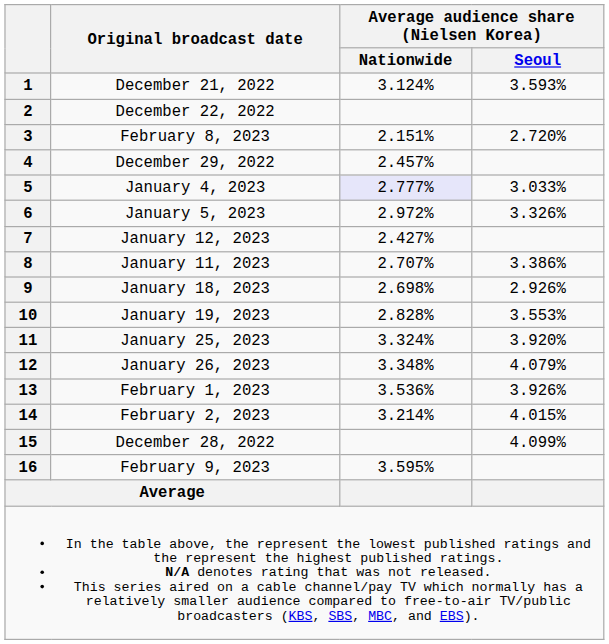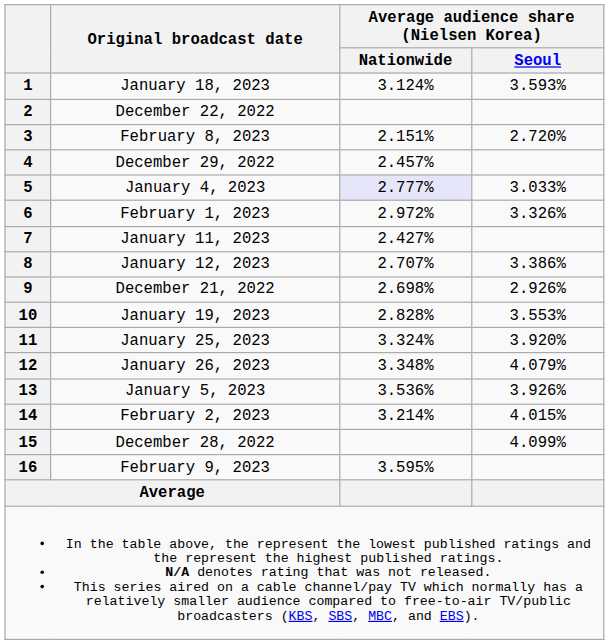(195, 86) December 21, 2022 -> (195, 86) January 18, 2023
(195, 213) January 5, 2023 -> (195, 213) February 1, 2023
(195, 239) January 12, 2023 -> (195, 239) January 11, 2023
(195, 264) January 11, 2023 -> (195, 264) January 12, 2023
(195, 290) January 18, 2023 -> (195, 290) December 21, 2022
(195, 391) February 1, 2023 -> (195, 391) January 5, 2023
